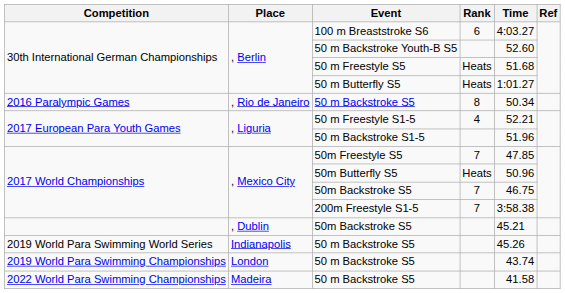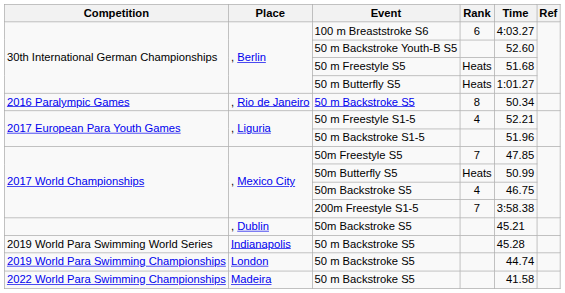(520, 173) 50.96 -> (520, 173) 50.99
(477, 191) 7 -> (477, 191) 4
(511, 244) 45.26 -> (511, 244) 45.28
(520, 262) 43.74 -> (520, 262) 44.74
